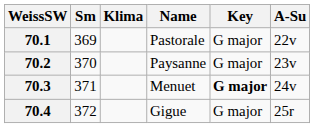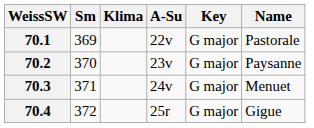columns swapped: (178, 16) <-> (290, 16)
(240, 87) bold -> (214, 87) normal
